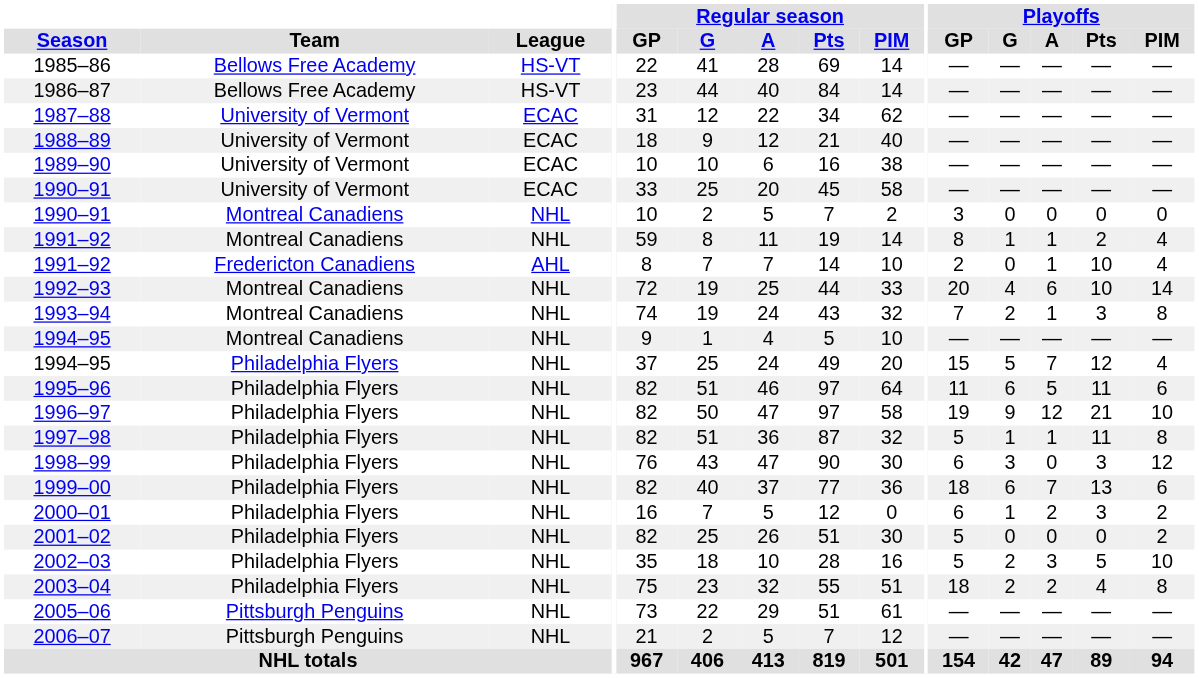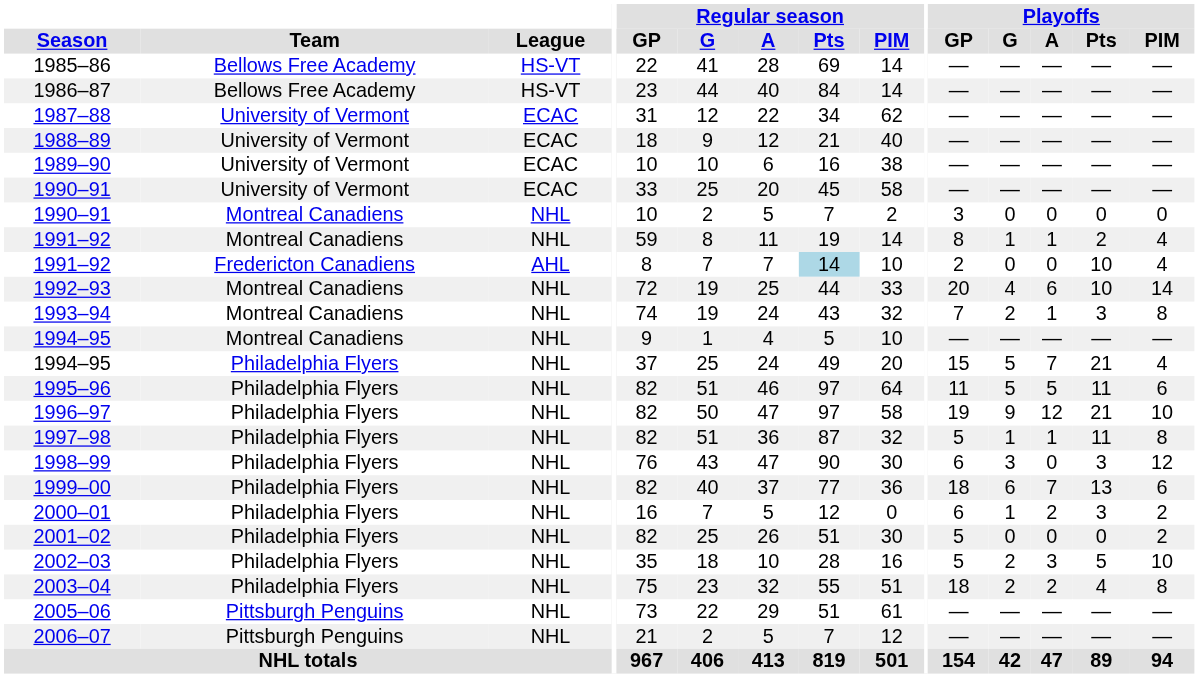(829, 264) no background -> (829, 264) lightblue background
(1052, 264) 1 -> (1052, 264) 0
(1101, 363) 12 -> (1101, 363) 21
(1010, 388) 6 -> (1010, 388) 5
